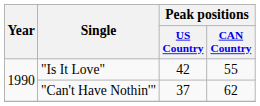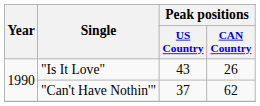(183, 69) 42 -> (183, 69) 43
(231, 69) 55 -> (231, 69) 26
